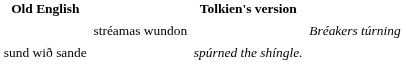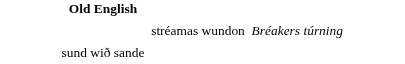- column: (248, 8)
